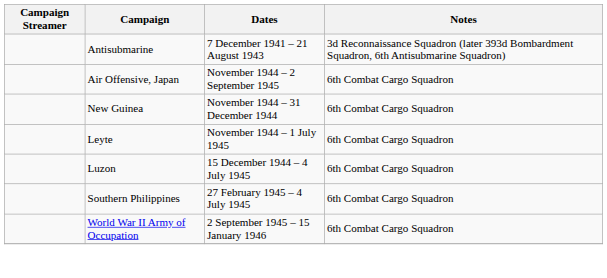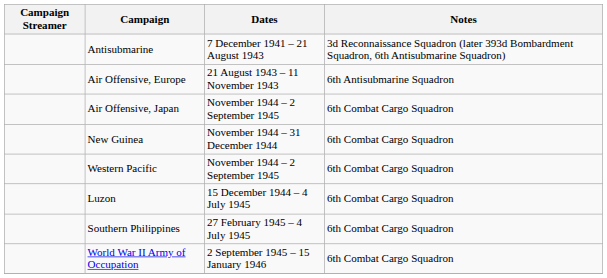+ row: (137, 79)
+ row: (122, 169)
- row: (100, 139)
